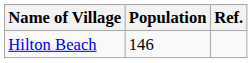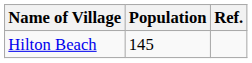(141, 44) 146 -> (141, 44) 145
